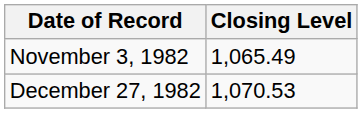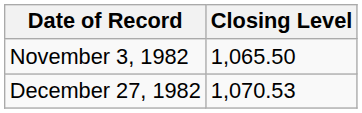(253, 56) 1,065.49 -> (253, 56) 1,065.50
